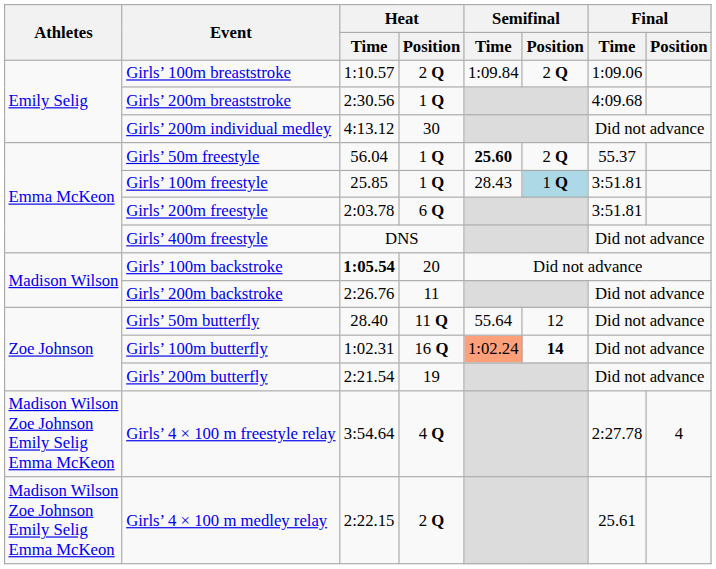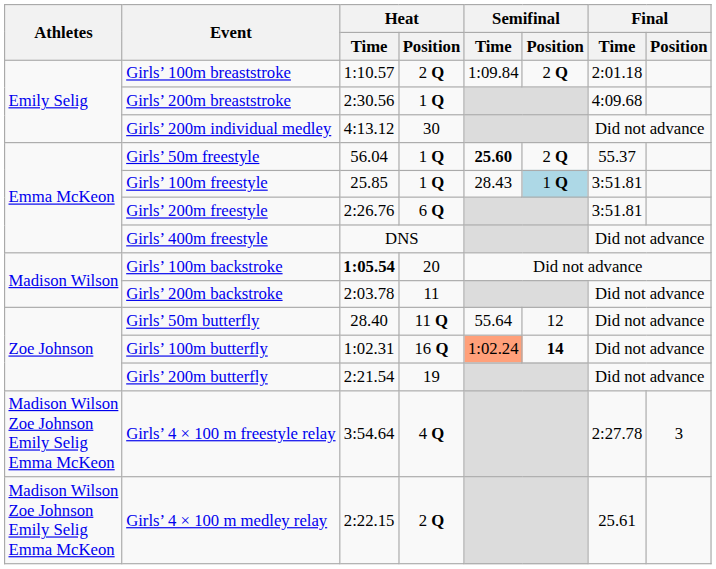(617, 73) 1:09.06 -> (617, 73) 2:01.18
(369, 211) 2:03.78 -> (369, 211) 2:26.76
(369, 294) 2:26.76 -> (369, 294) 2:03.78
(679, 433) 4 -> (679, 433) 3
